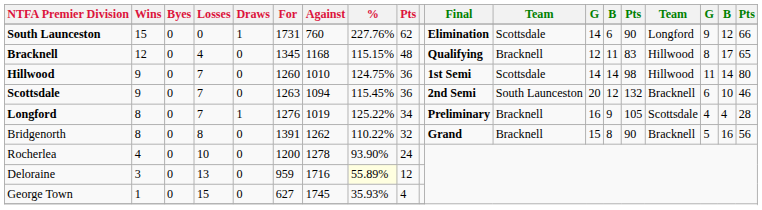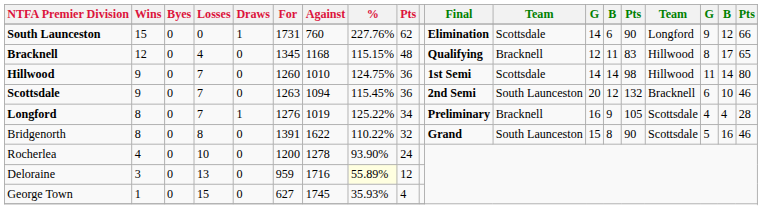(318, 133) 1262 -> (318, 133) 1622
(519, 133) Bracknell -> (539, 133) South Launceston
(672, 133) Bracknell -> (673, 133) Scottsdale
(745, 133) 56 -> (745, 133) 46
